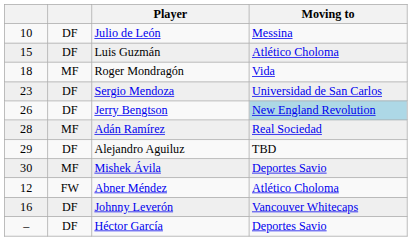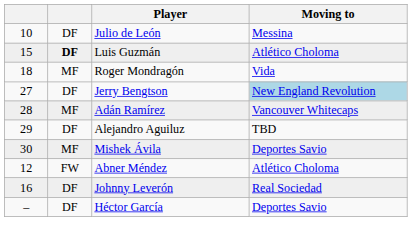(70, 52) normal -> (70, 52) bold
- row: (134, 91)
(26, 110) 26 -> (26, 91) 27
(287, 129) Real Sociedad -> (305, 110) Vancouver Whitecaps
(305, 206) Vancouver Whitecaps -> (287, 187) Real Sociedad
